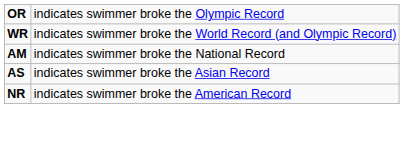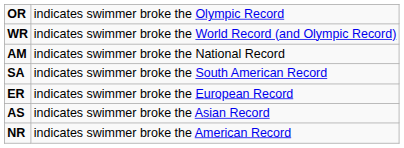+ row: (16, 73)
+ row: (16, 93)
